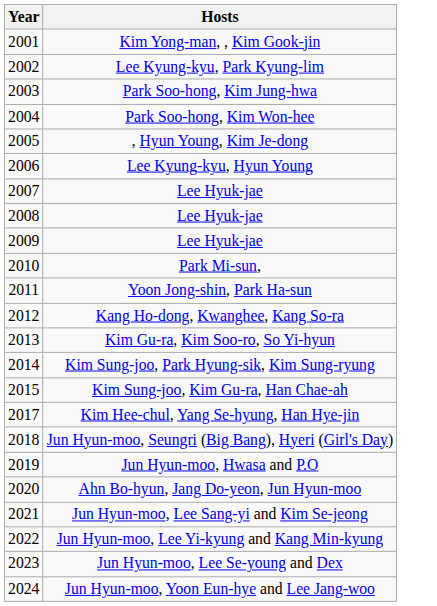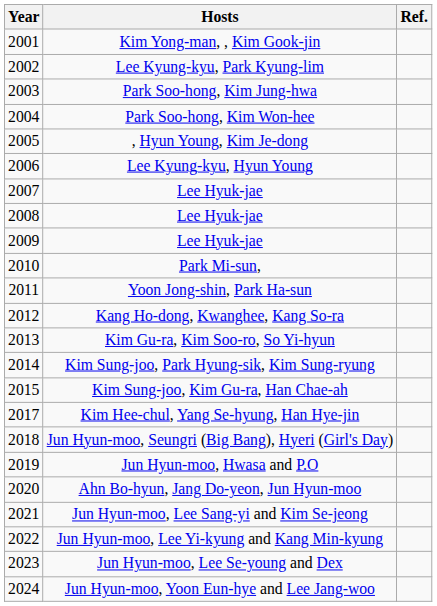+ column: (414, 16)
